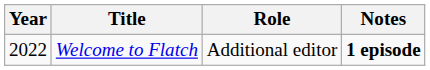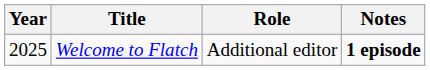(28, 49) 2022 -> (28, 49) 2025
